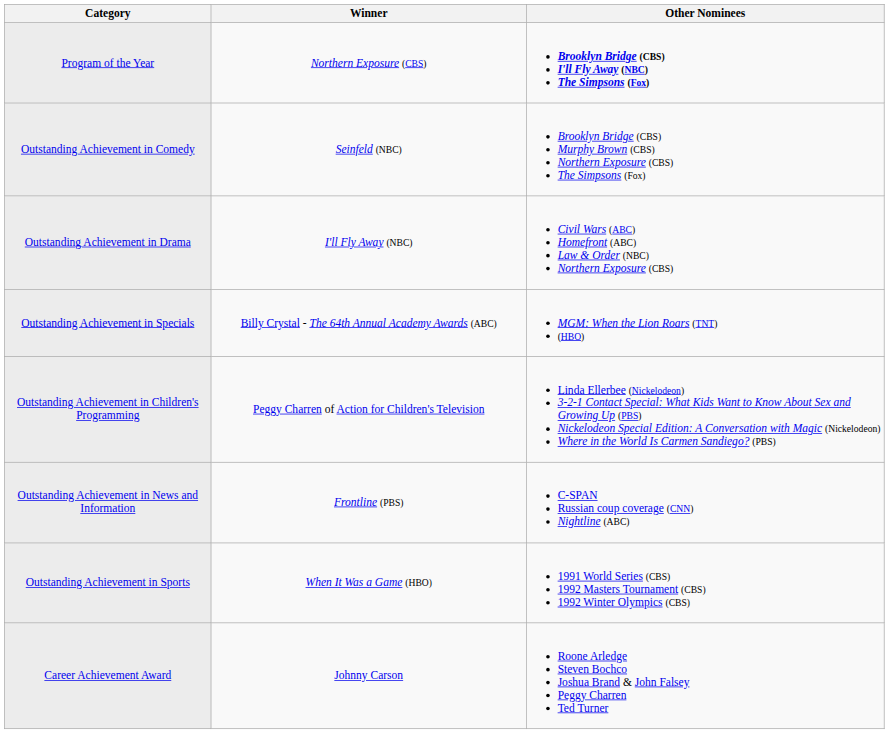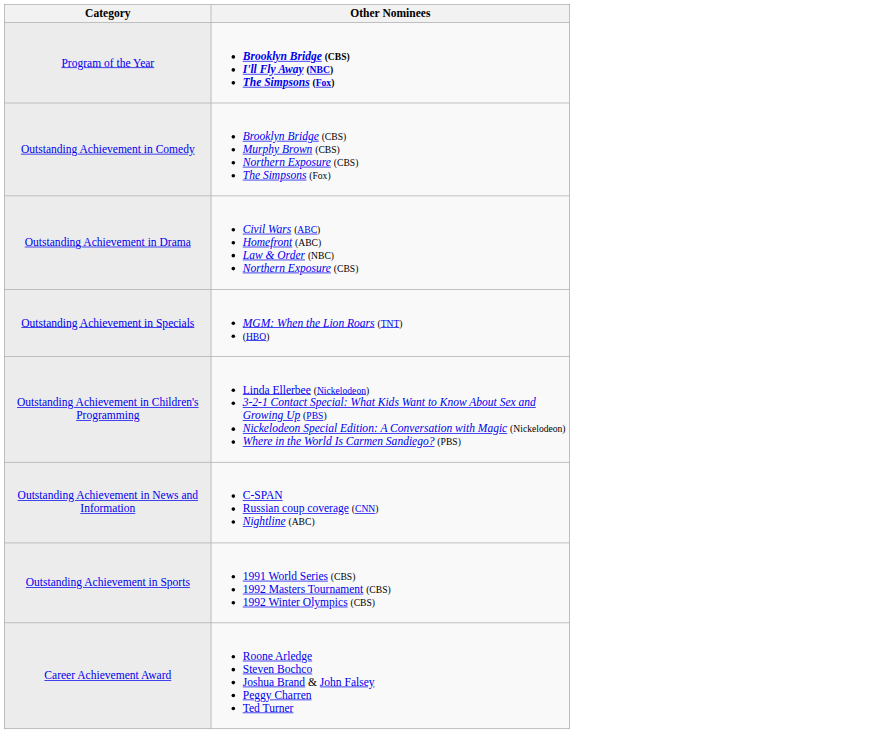- column: (369, 13)
